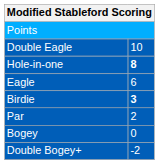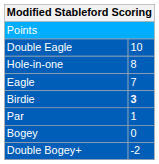(141, 65) bold -> (141, 65) normal
(141, 82) 6 -> (141, 82) 7
(141, 116) 2 -> (141, 116) 1
